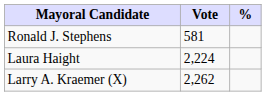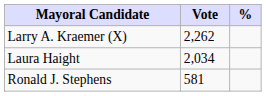rows swapped: (67, 79) <-> (60, 36)
(199, 58) 2,224 -> (199, 58) 2,034
